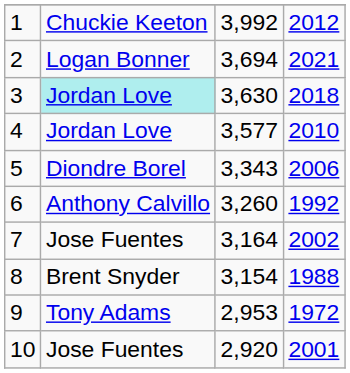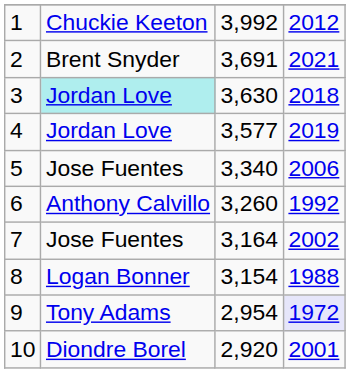(118, 58) Logan Bonner -> (113, 58) Brent Snyder
(249, 58) 3,694 -> (249, 58) 3,691
(314, 131) 2010 -> (314, 131) 2019
(116, 167) Diondre Borel -> (115, 167) Jose Fuentes
(249, 167) 3,343 -> (249, 167) 3,340
(113, 276) Brent Snyder -> (118, 276) Logan Bonner
(249, 312) 2,953 -> (249, 312) 2,954
(314, 312) no background -> (314, 312) lavender background
(115, 349) Jose Fuentes -> (116, 349) Diondre Borel
